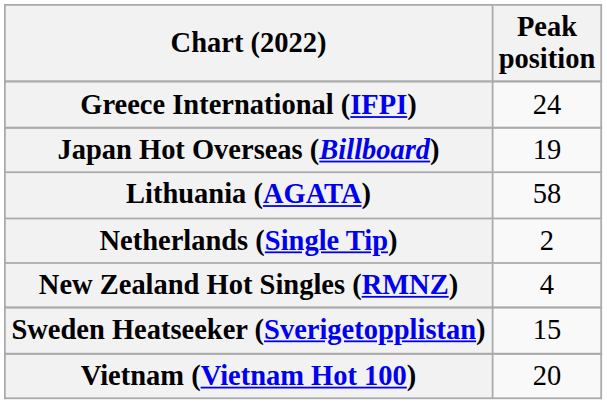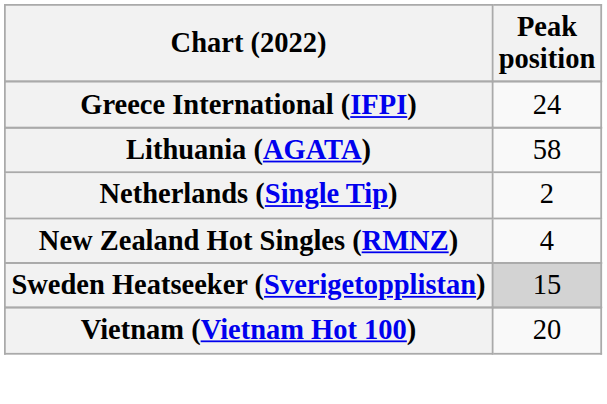- row: (249, 149)
(547, 330) no background -> (547, 284) lightgrey background
